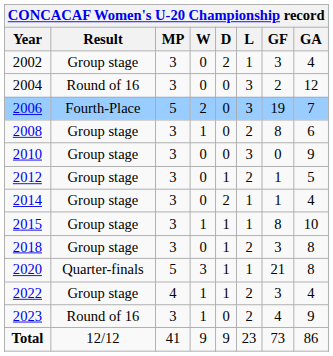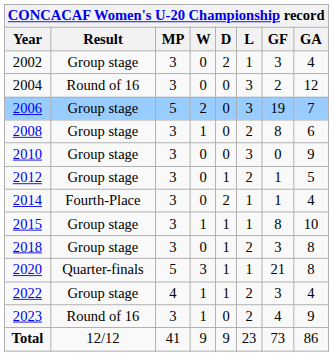(103, 108) Fourth-Place -> (103, 108) Group stage
(103, 200) Group stage -> (103, 200) Fourth-Place
